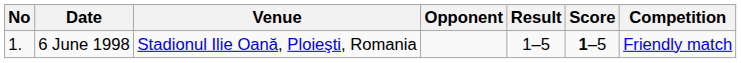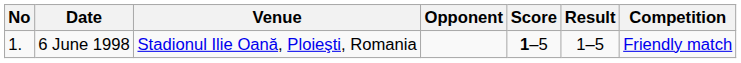columns swapped: (592, 17) <-> (536, 17)
